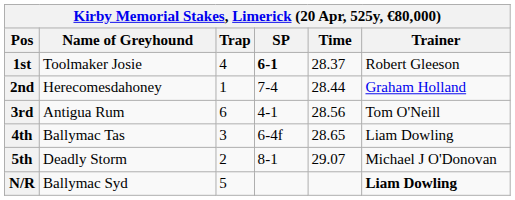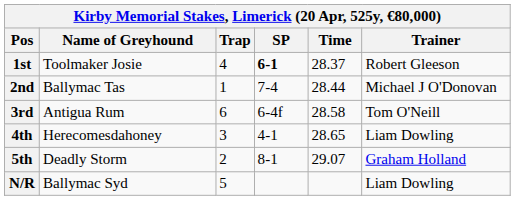(102, 87) Herecomesdahoney -> (84, 87) Ballymac Tas
(416, 87) Graham Holland -> (431, 87) Michael J O'Donovan
(268, 111) 4-1 -> (270, 111) 6-4f
(328, 111) 28.56 -> (328, 111) 28.58
(84, 135) Ballymac Tas -> (102, 135) Herecomesdahoney
(270, 135) 6-4f -> (268, 135) 4-1
(431, 159) Michael J O'Donovan -> (416, 159) Graham Holland
(411, 183) bold -> (410, 183) normal
